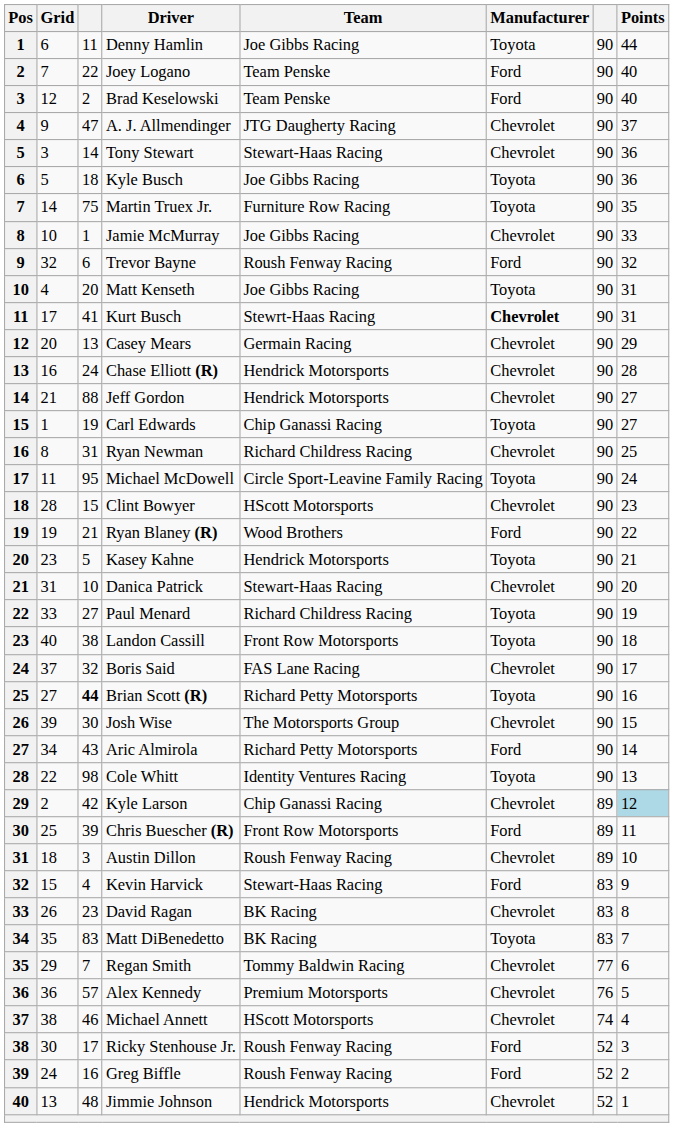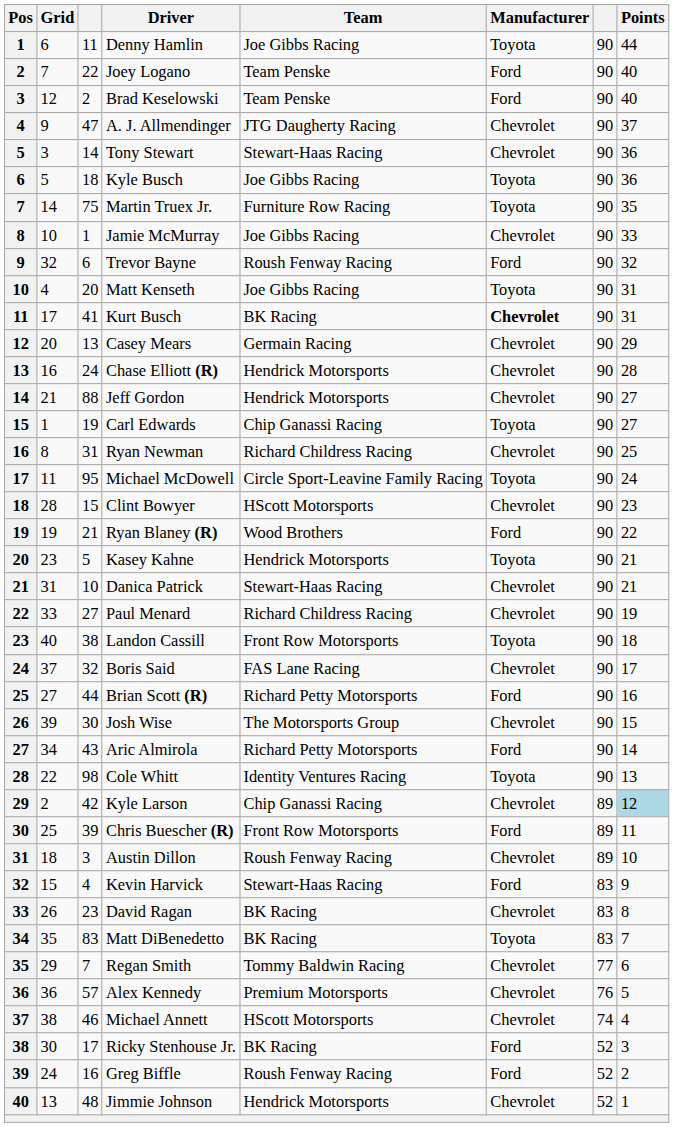(309, 315) Stewrt-Haas Racing -> (280, 315) BK Racing
(629, 586) 20 -> (629, 586) 21
(513, 613) Toyota -> (523, 613) Chevrolet
(90, 694) bold -> (90, 694) normal
(513, 694) Toyota -> (506, 694) Ford
(318, 1046) Roush Fenway Racing -> (280, 1046) BK Racing
